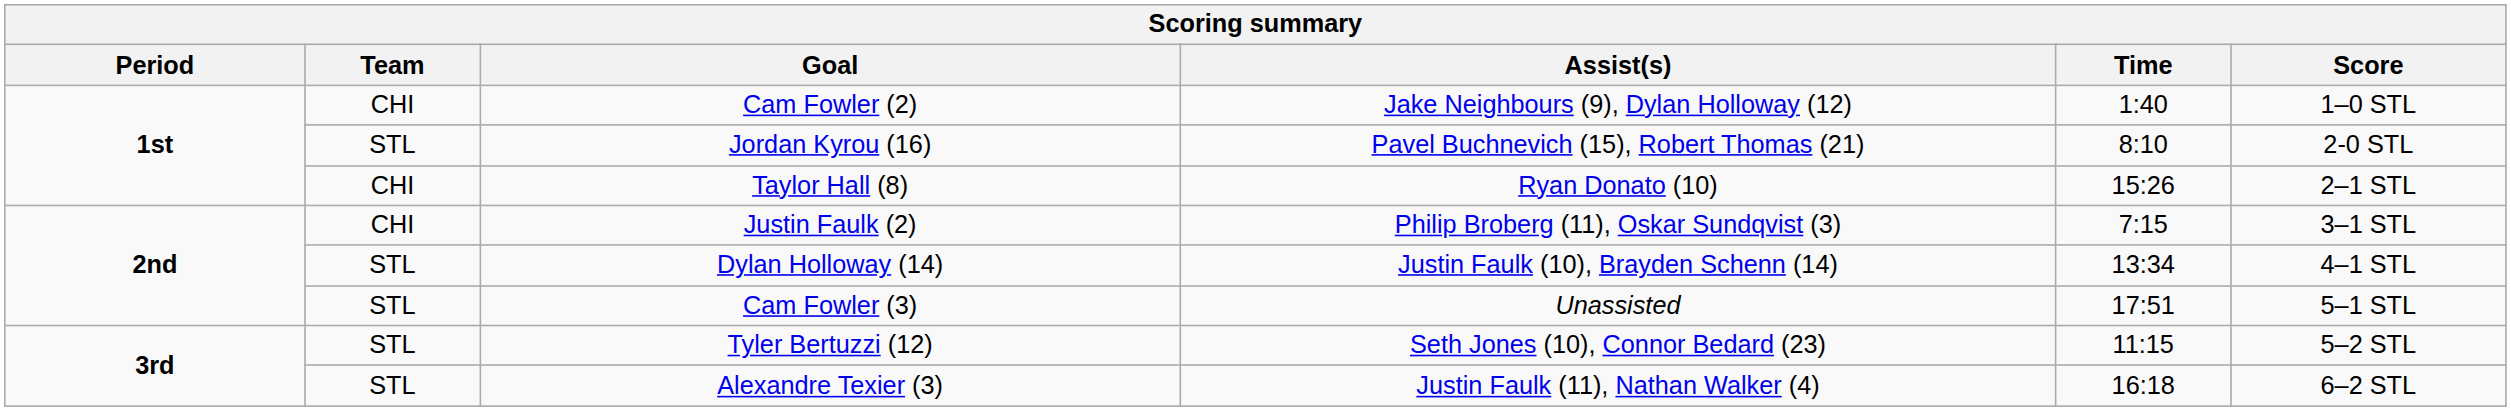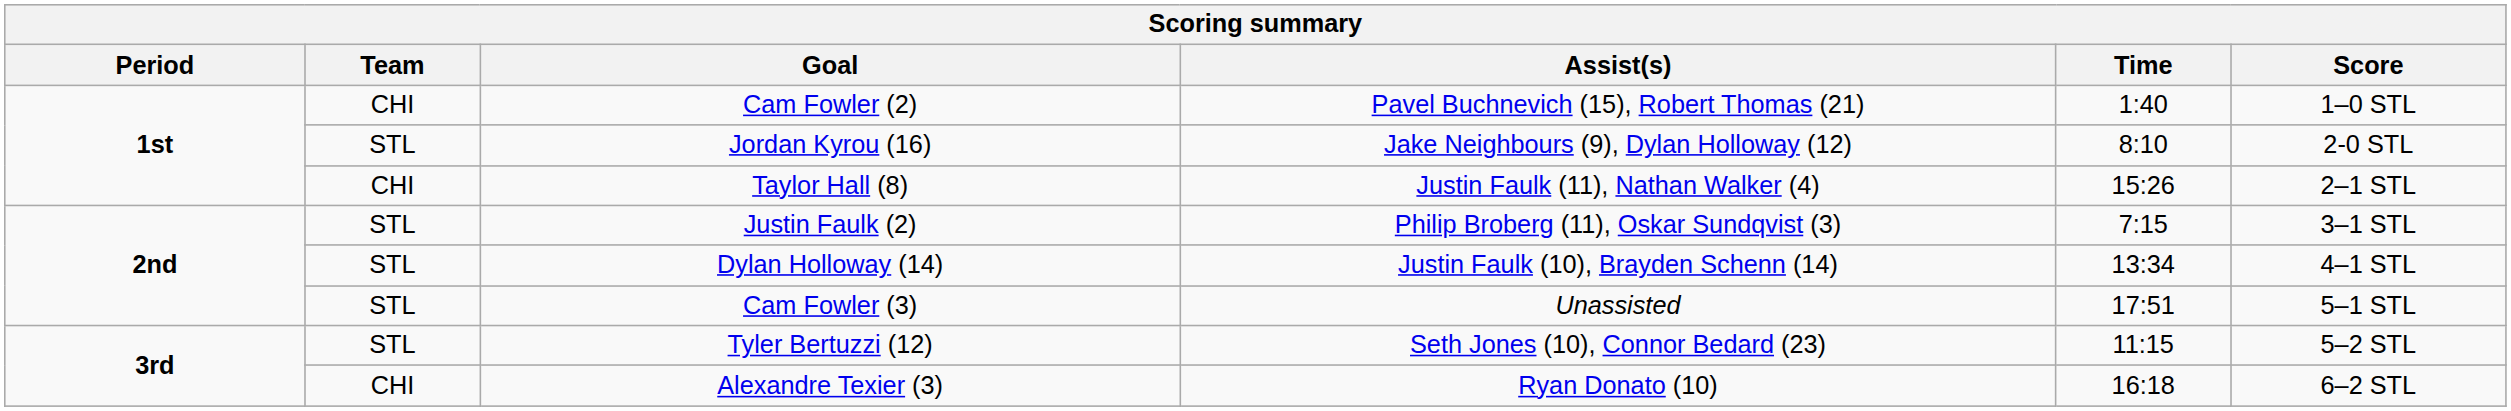(1618, 104) Jake Neighbours (9), Dylan Holloway (12) -> (1618, 104) Pavel Buchnevich (15), Robert Thomas (21)
(1618, 144) Pavel Buchnevich (15), Robert Thomas (21) -> (1618, 144) Jake Neighbours (9), Dylan Holloway (12)
(1618, 184) Ryan Donato (10) -> (1618, 184) Justin Faulk (11), Nathan Walker (4)
(392, 225) CHI -> (392, 225) STL
(392, 385) STL -> (392, 385) CHI
(1618, 385) Justin Faulk (11), Nathan Walker (4) -> (1618, 385) Ryan Donato (10)
